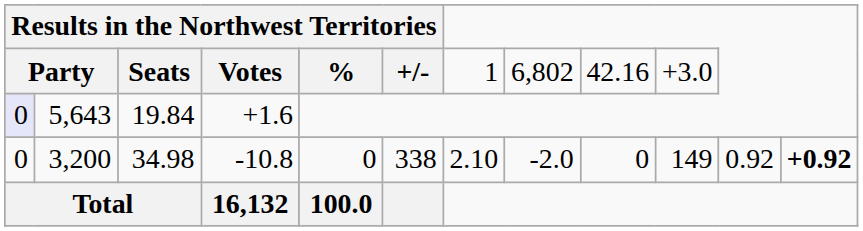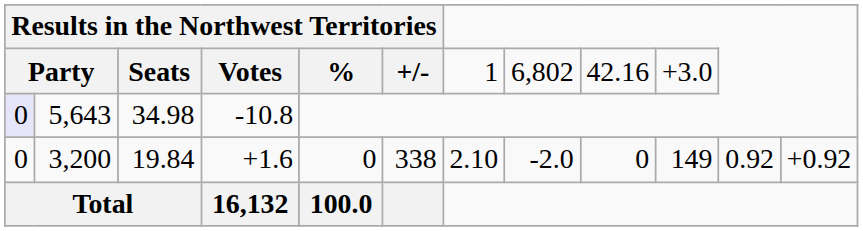(163, 114) 19.84 -> (163, 114) 34.98
(268, 114) +1.6 -> (264, 114) -10.8
(163, 159) 34.98 -> (163, 159) 19.84
(264, 159) -10.8 -> (268, 159) +1.6
(819, 159) bold -> (819, 159) normal
